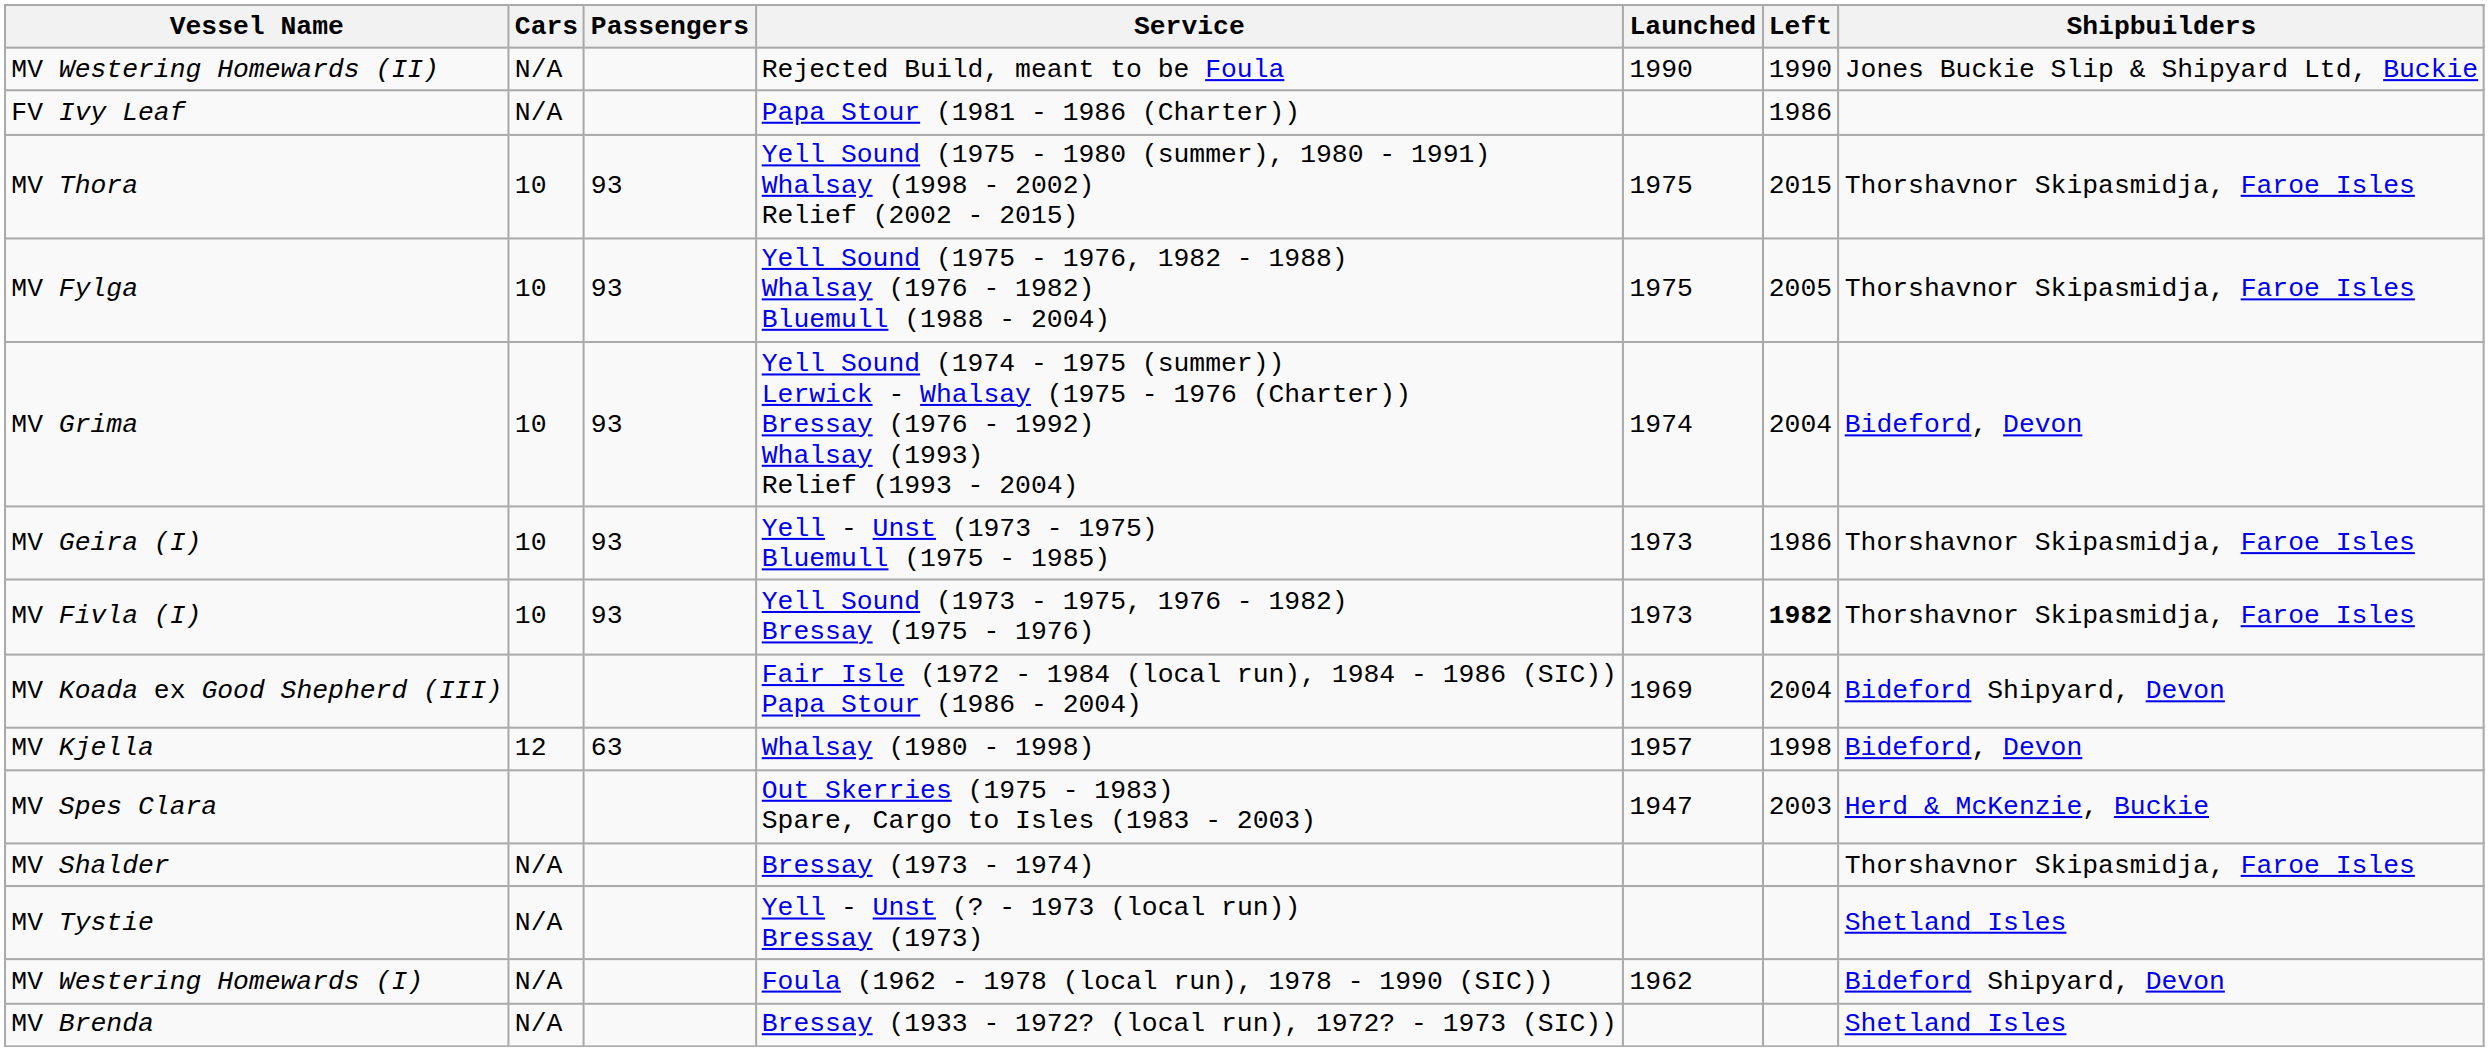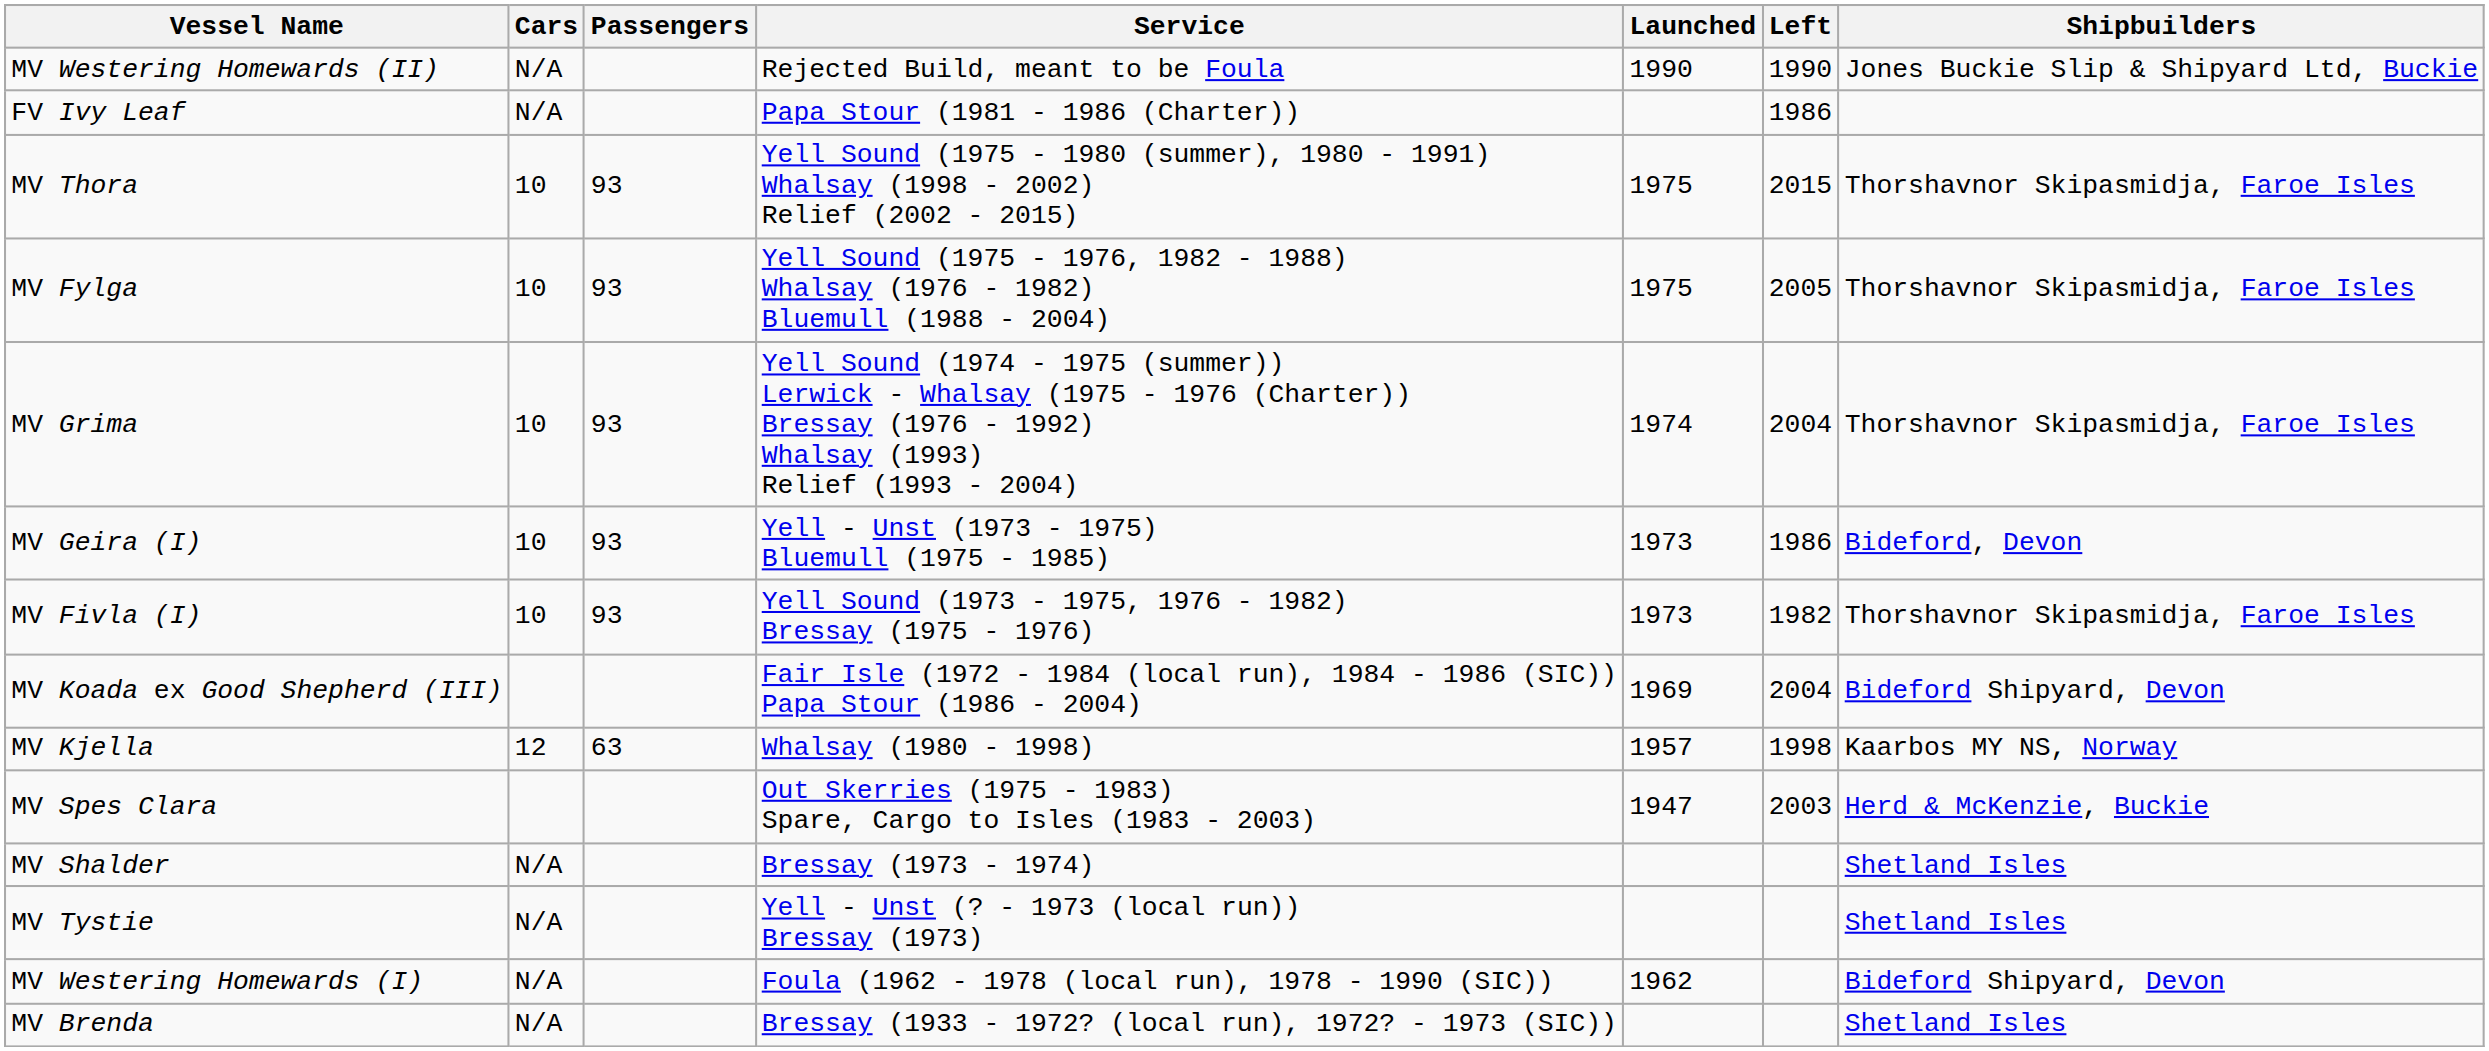(1964, 424) Bideford, Devon -> (2130, 424) Thorshavnor Skipasmidja, Faroe Isles
(2130, 543) Thorshavnor Skipasmidja, Faroe Isles -> (1964, 543) Bideford, Devon
(1800, 617) bold -> (1800, 617) normal
(1964, 749) Bideford, Devon -> (2011, 749) Kaarbos MY NS, Norway
(2130, 865) Thorshavnor Skipasmidja, Faroe Isles -> (1956, 865) Shetland Isles
